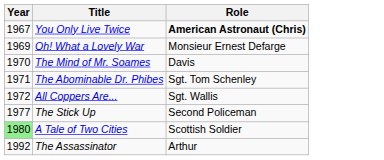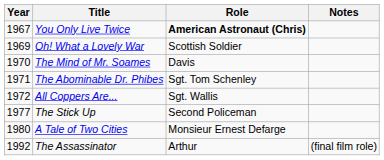+ column: (344, 12)
(227, 46) Monsieur Ernest Defarge -> (205, 46) Scottish Soldier
(19, 130) lightgreen background -> (19, 130) no background
(205, 130) Scottish Soldier -> (227, 130) Monsieur Ernest Defarge
